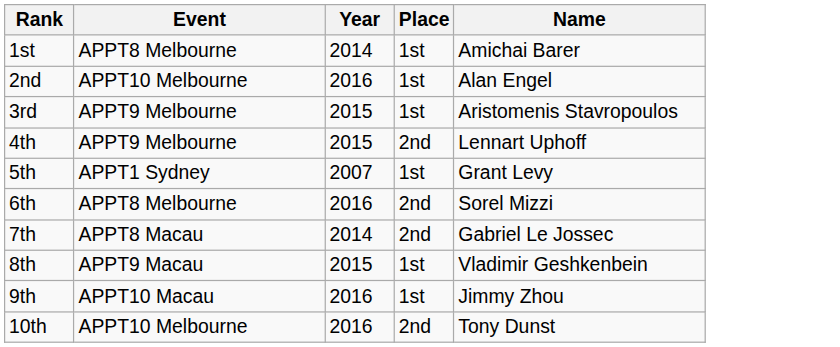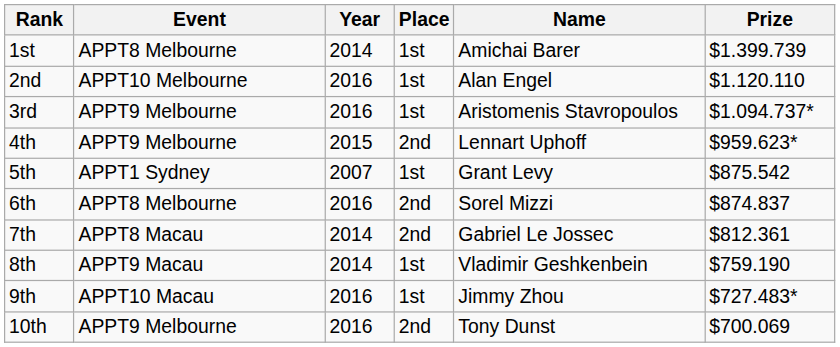+ column: (770, 19)
(351, 111) 2015 -> (351, 111) 2016
(351, 265) 2015 -> (351, 265) 2014
(163, 326) APPT10 Melbourne -> (158, 326) APPT9 Melbourne
